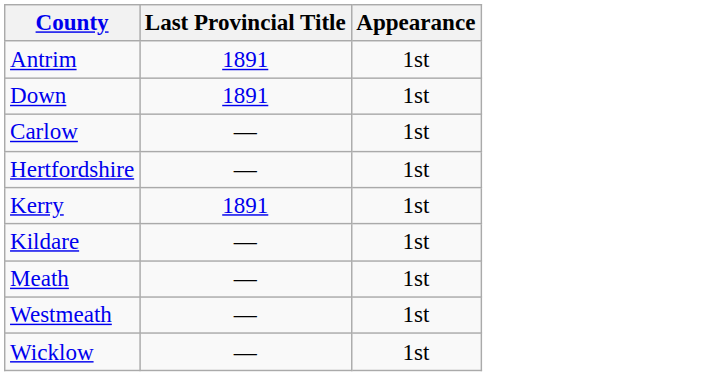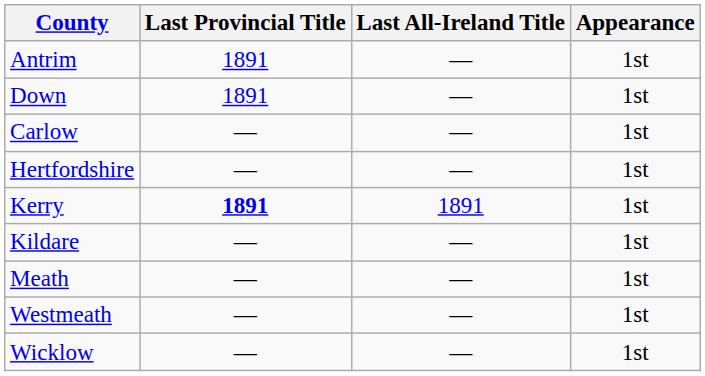+ column: (461, 22)
(245, 205) normal -> (245, 205) bold
